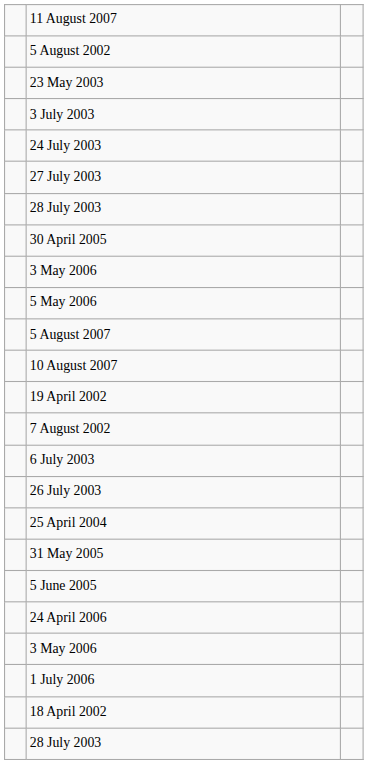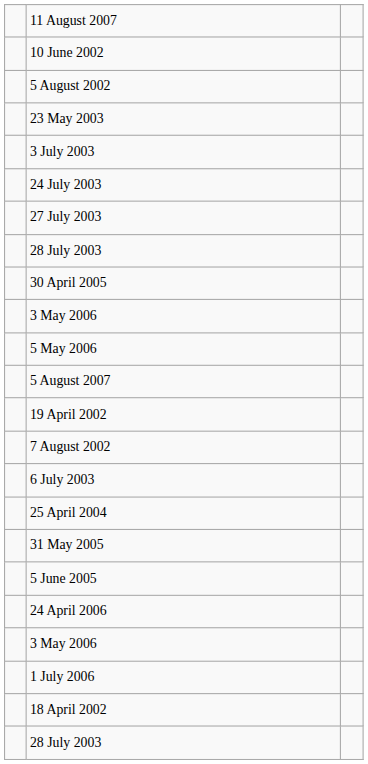+ row: (16, 54)
- row: (16, 366)
- row: (16, 492)
